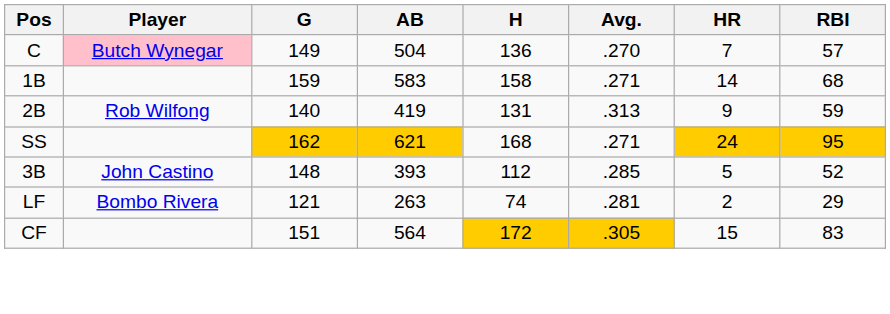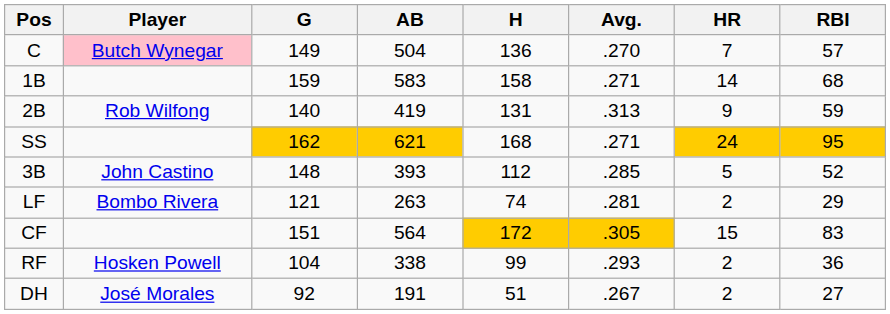+ row: (34, 263)
+ row: (34, 293)
